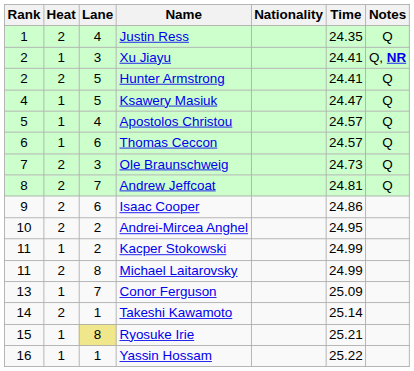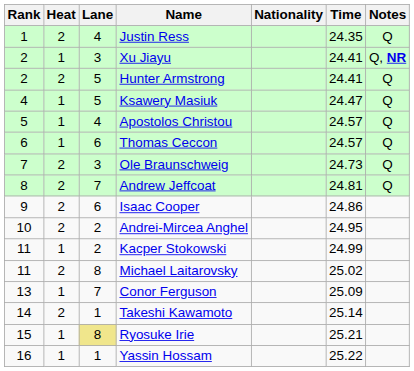(346, 270) 24.99 -> (346, 270) 25.02
